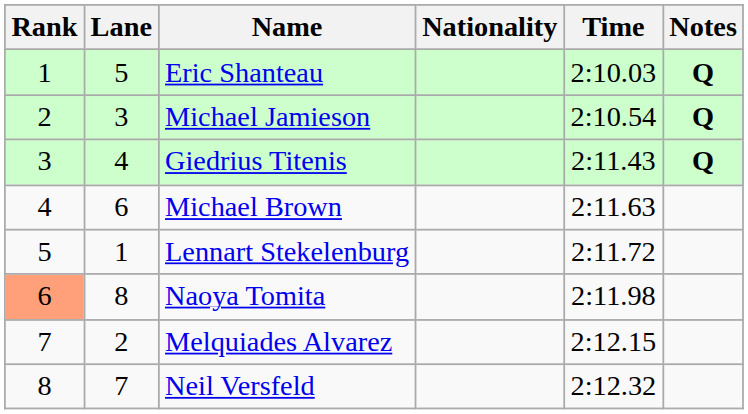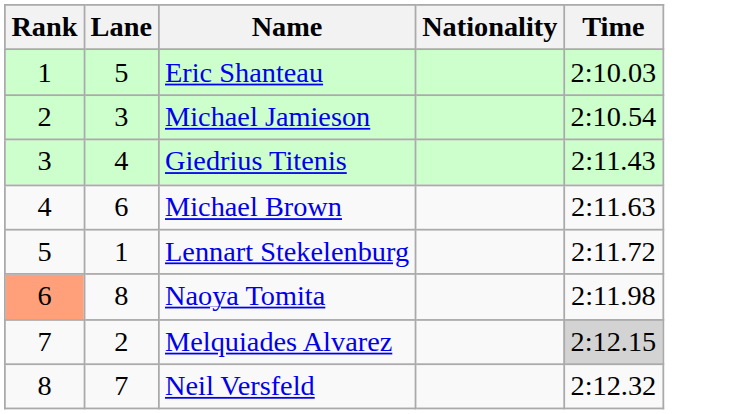- column: (703, 26)
(613, 341) no background -> (613, 341) lightgrey background
